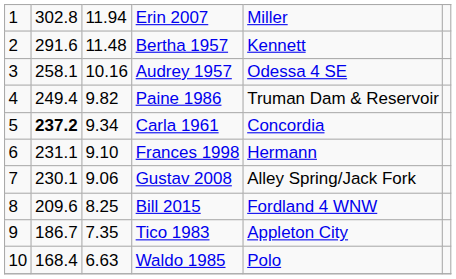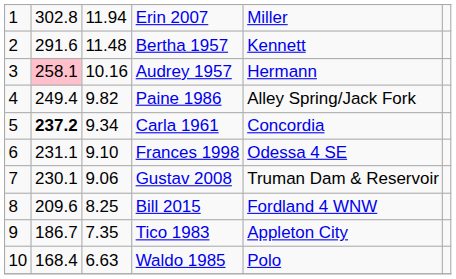(56, 71) no background -> (56, 71) pink background
(297, 71) Odessa 4 SE -> (282, 71) Hermann
(343, 98) Truman Dam & Reservoir -> (332, 98) Alley Spring/Jack Fork
(282, 152) Hermann -> (297, 152) Odessa 4 SE
(332, 179) Alley Spring/Jack Fork -> (343, 179) Truman Dam & Reservoir
